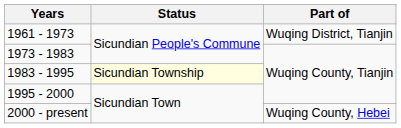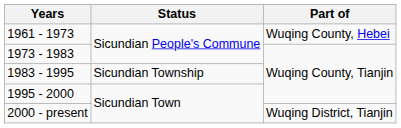(329, 34) Wuqing District, Tianjin -> (328, 34) Wuqing County, Hebei
(149, 73) lightyellow background -> (149, 73) no background
(328, 113) Wuqing County, Hebei -> (329, 113) Wuqing District, Tianjin
